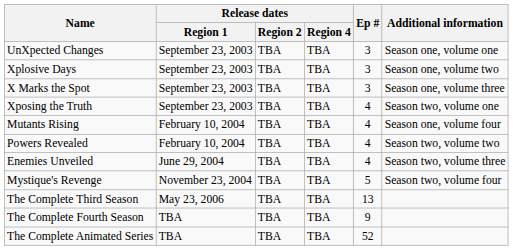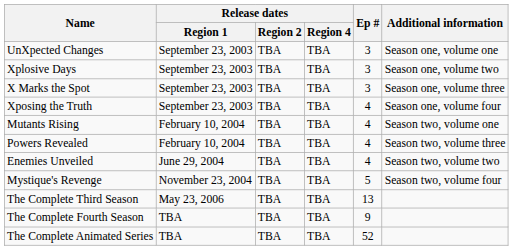(442, 106) Season two, volume one -> (443, 106) Season one, volume four
(443, 124) Season one, volume four -> (442, 124) Season two, volume one
(442, 143) Season two, volume two -> (445, 143) Season two, volume three
(445, 161) Season two, volume three -> (442, 161) Season two, volume two
